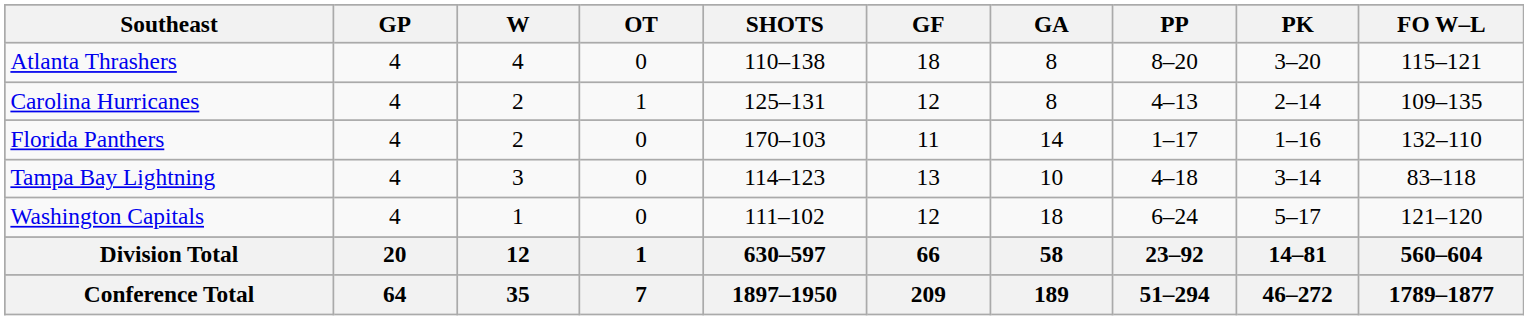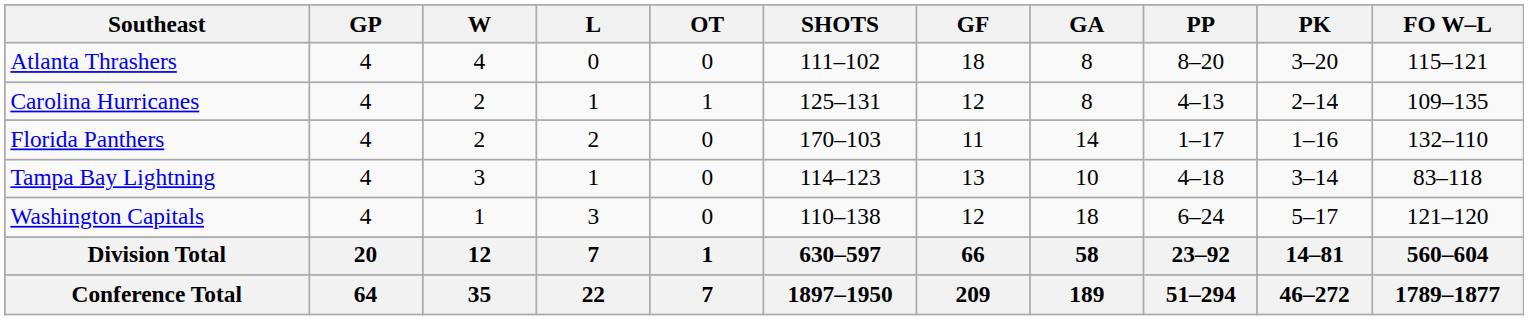+ column: (593, 23)
(785, 61) 110–138 -> (840, 61) 111–102
(785, 216) 111–102 -> (840, 216) 110–138
